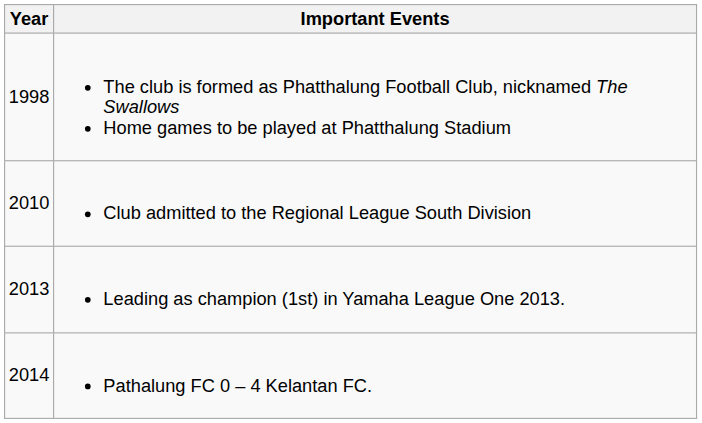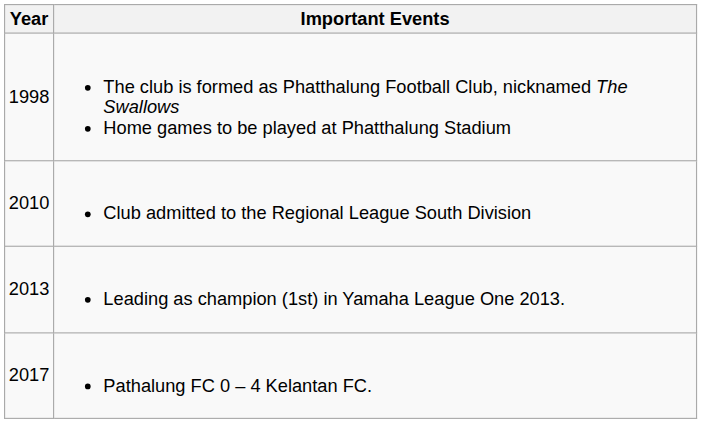(29, 375) 2014 -> (29, 375) 2017
